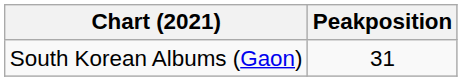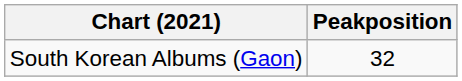(383, 57) 31 -> (383, 57) 32
